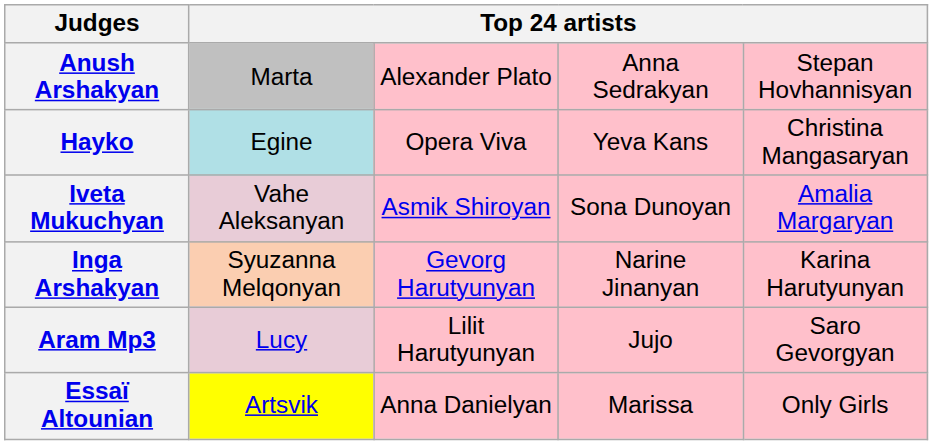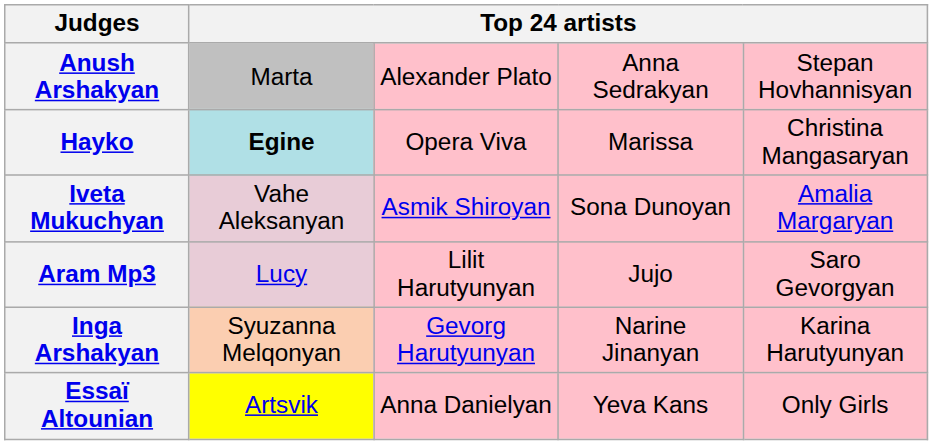(282, 141) normal -> (282, 141) bold
(651, 141) Yeva Kans -> (651, 141) Marissa
rows swapped: (97, 339) <-> (97, 273)
(651, 405) Marissa -> (651, 405) Yeva Kans
